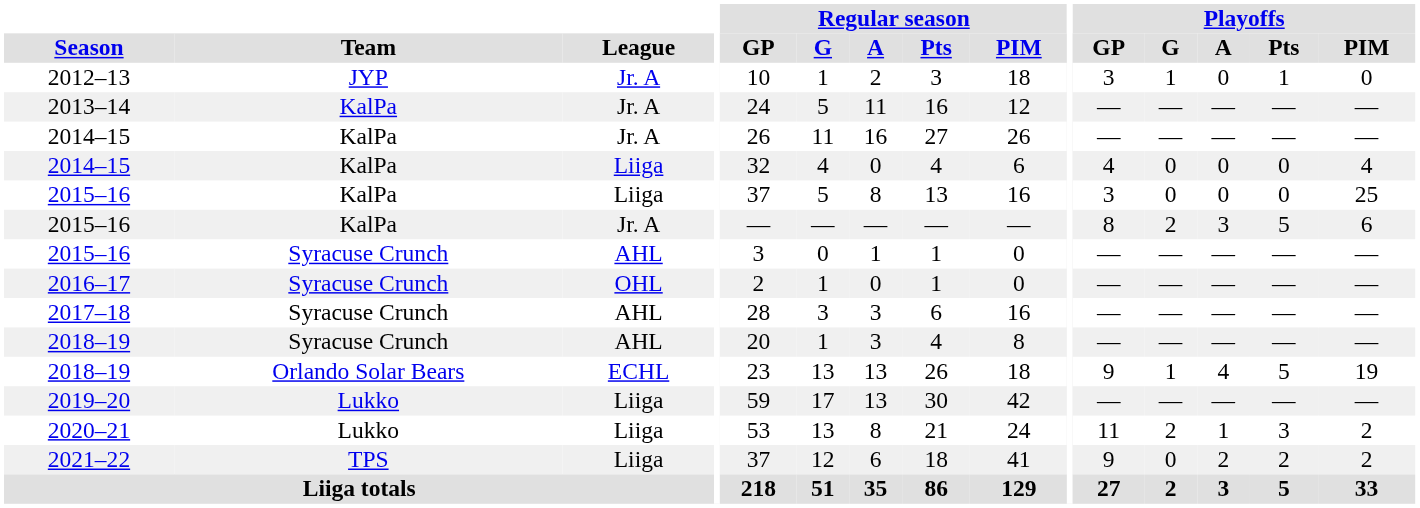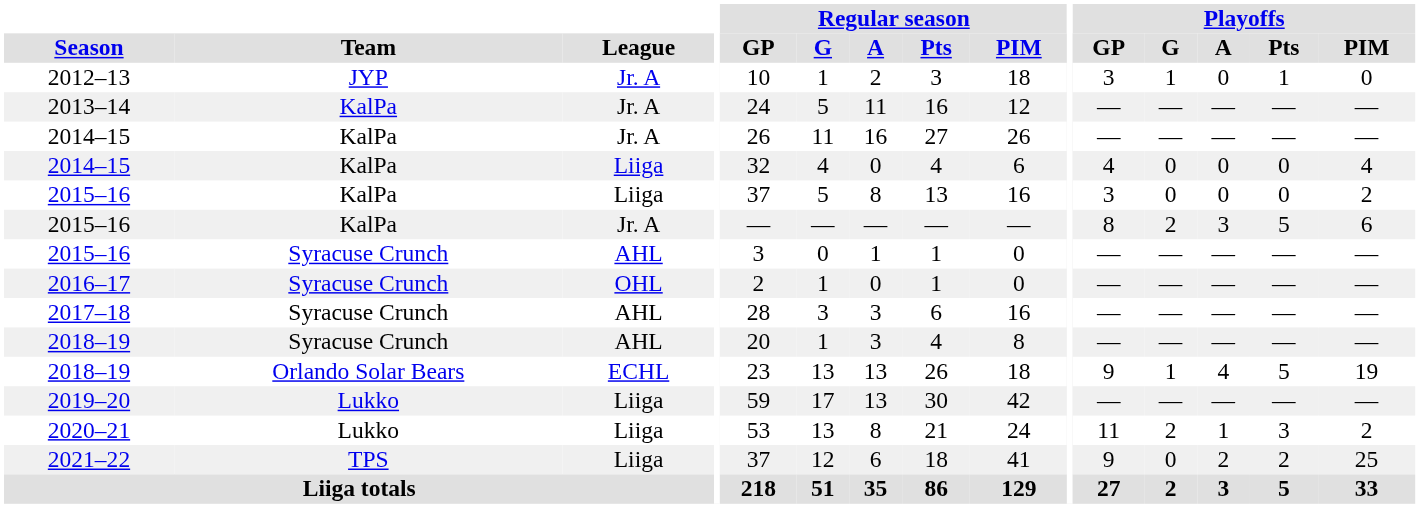(1367, 194) 25 -> (1367, 194) 2
(1367, 459) 2 -> (1367, 459) 25
